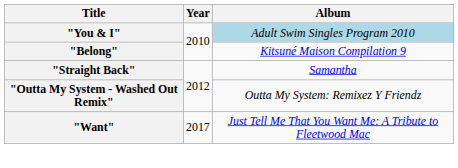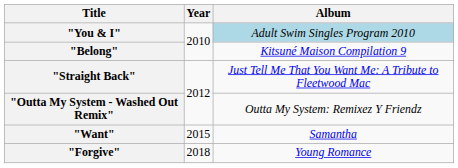(333, 70) Samantha -> (333, 76) Just Tell Me That You Want Me: A Tribute to Fleetwood Mac
(198, 127) 2017 -> (198, 134) 2015
(333, 127) Just Tell Me That You Want Me: A Tribute to Fleetwood Mac -> (333, 134) Samantha
+ row: (94, 153)
